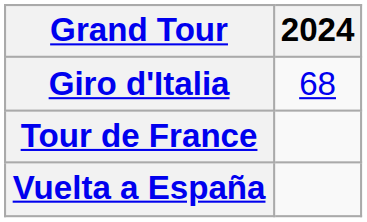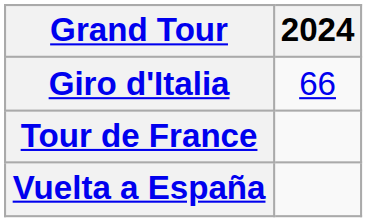(318, 83) 68 -> (318, 83) 66
